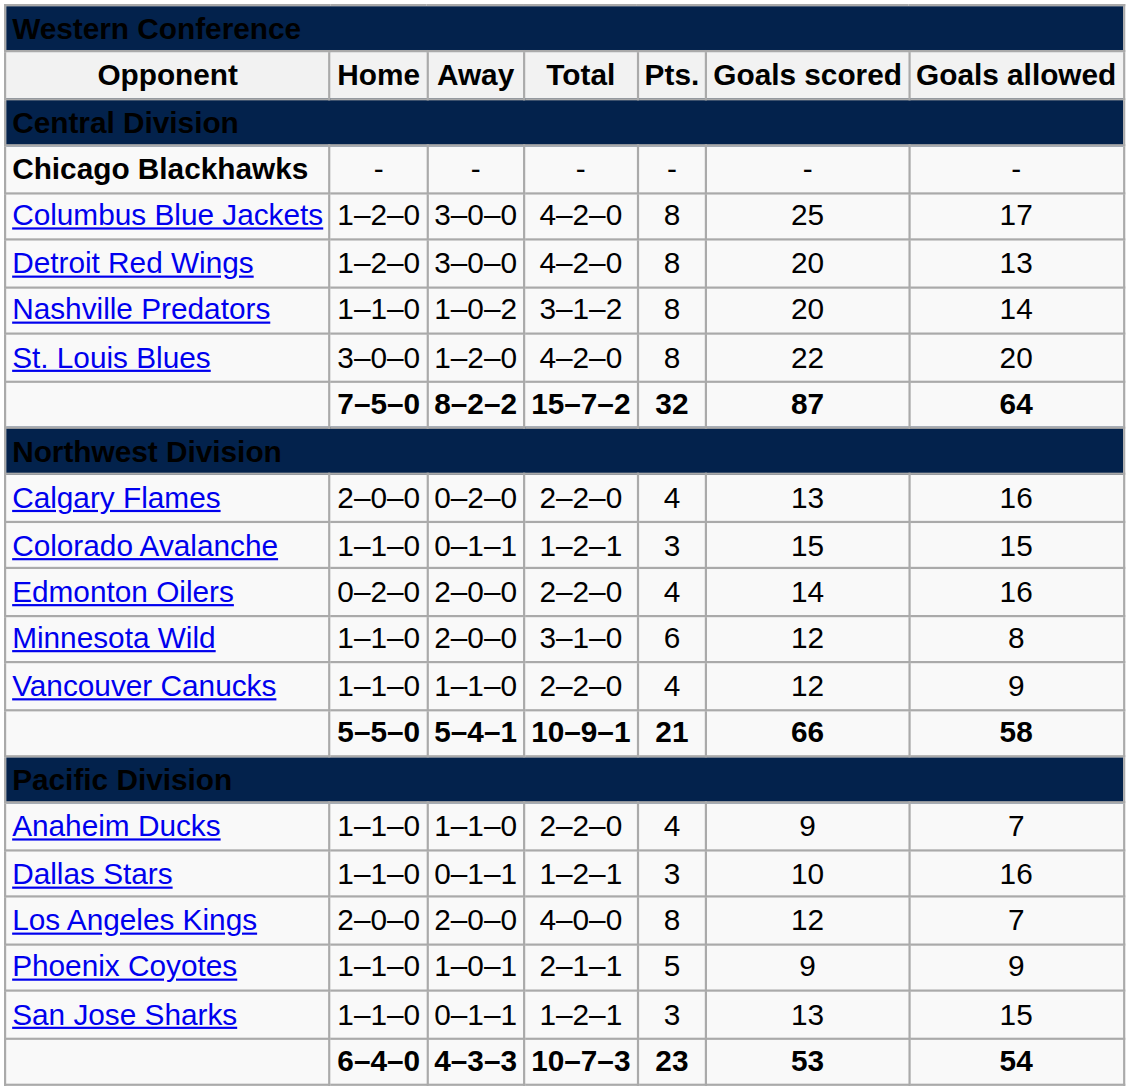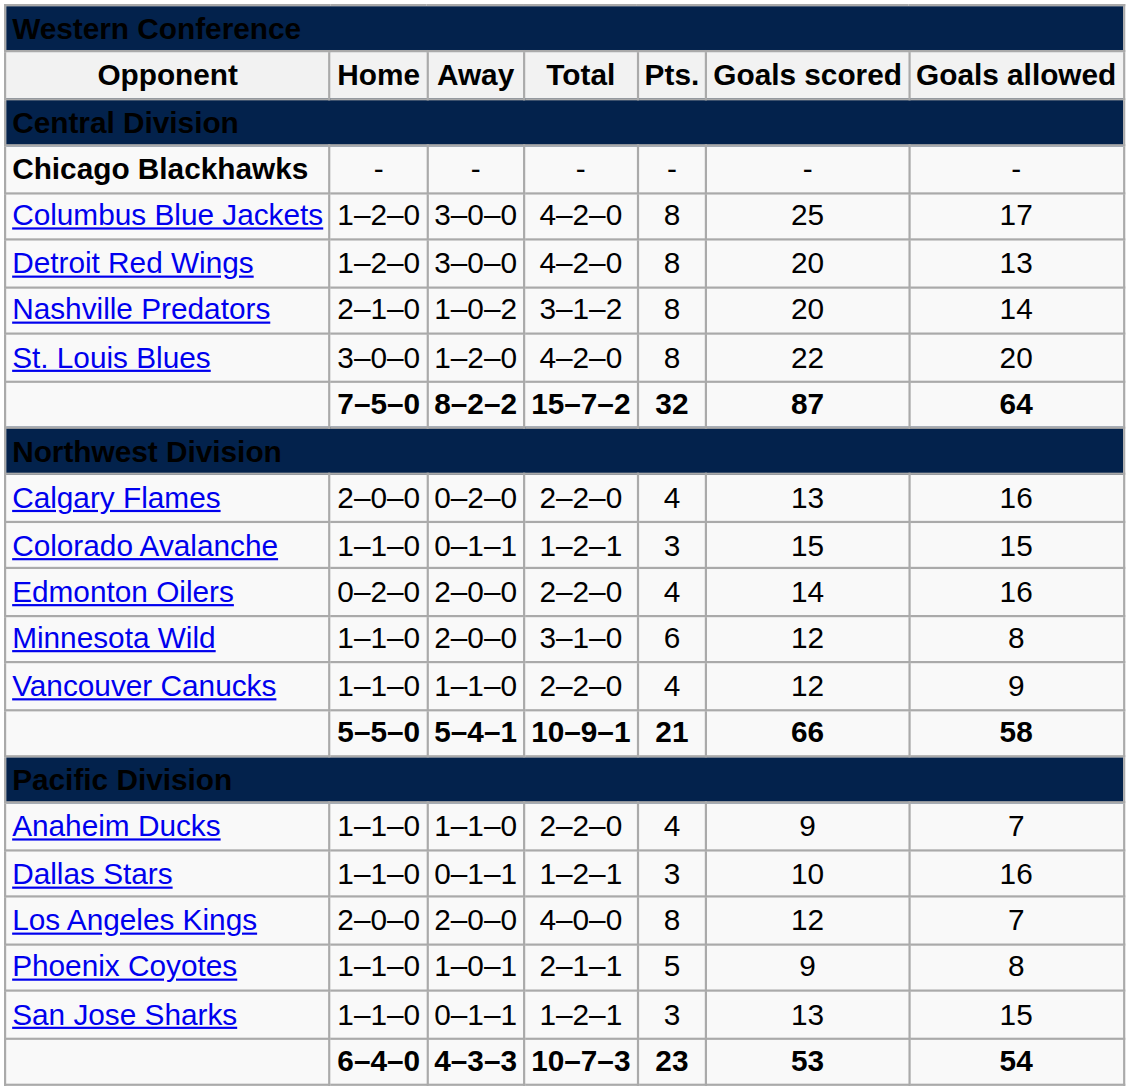(379, 310) 1–1–0 -> (379, 310) 2–1–0
(1016, 967) 9 -> (1016, 967) 8
